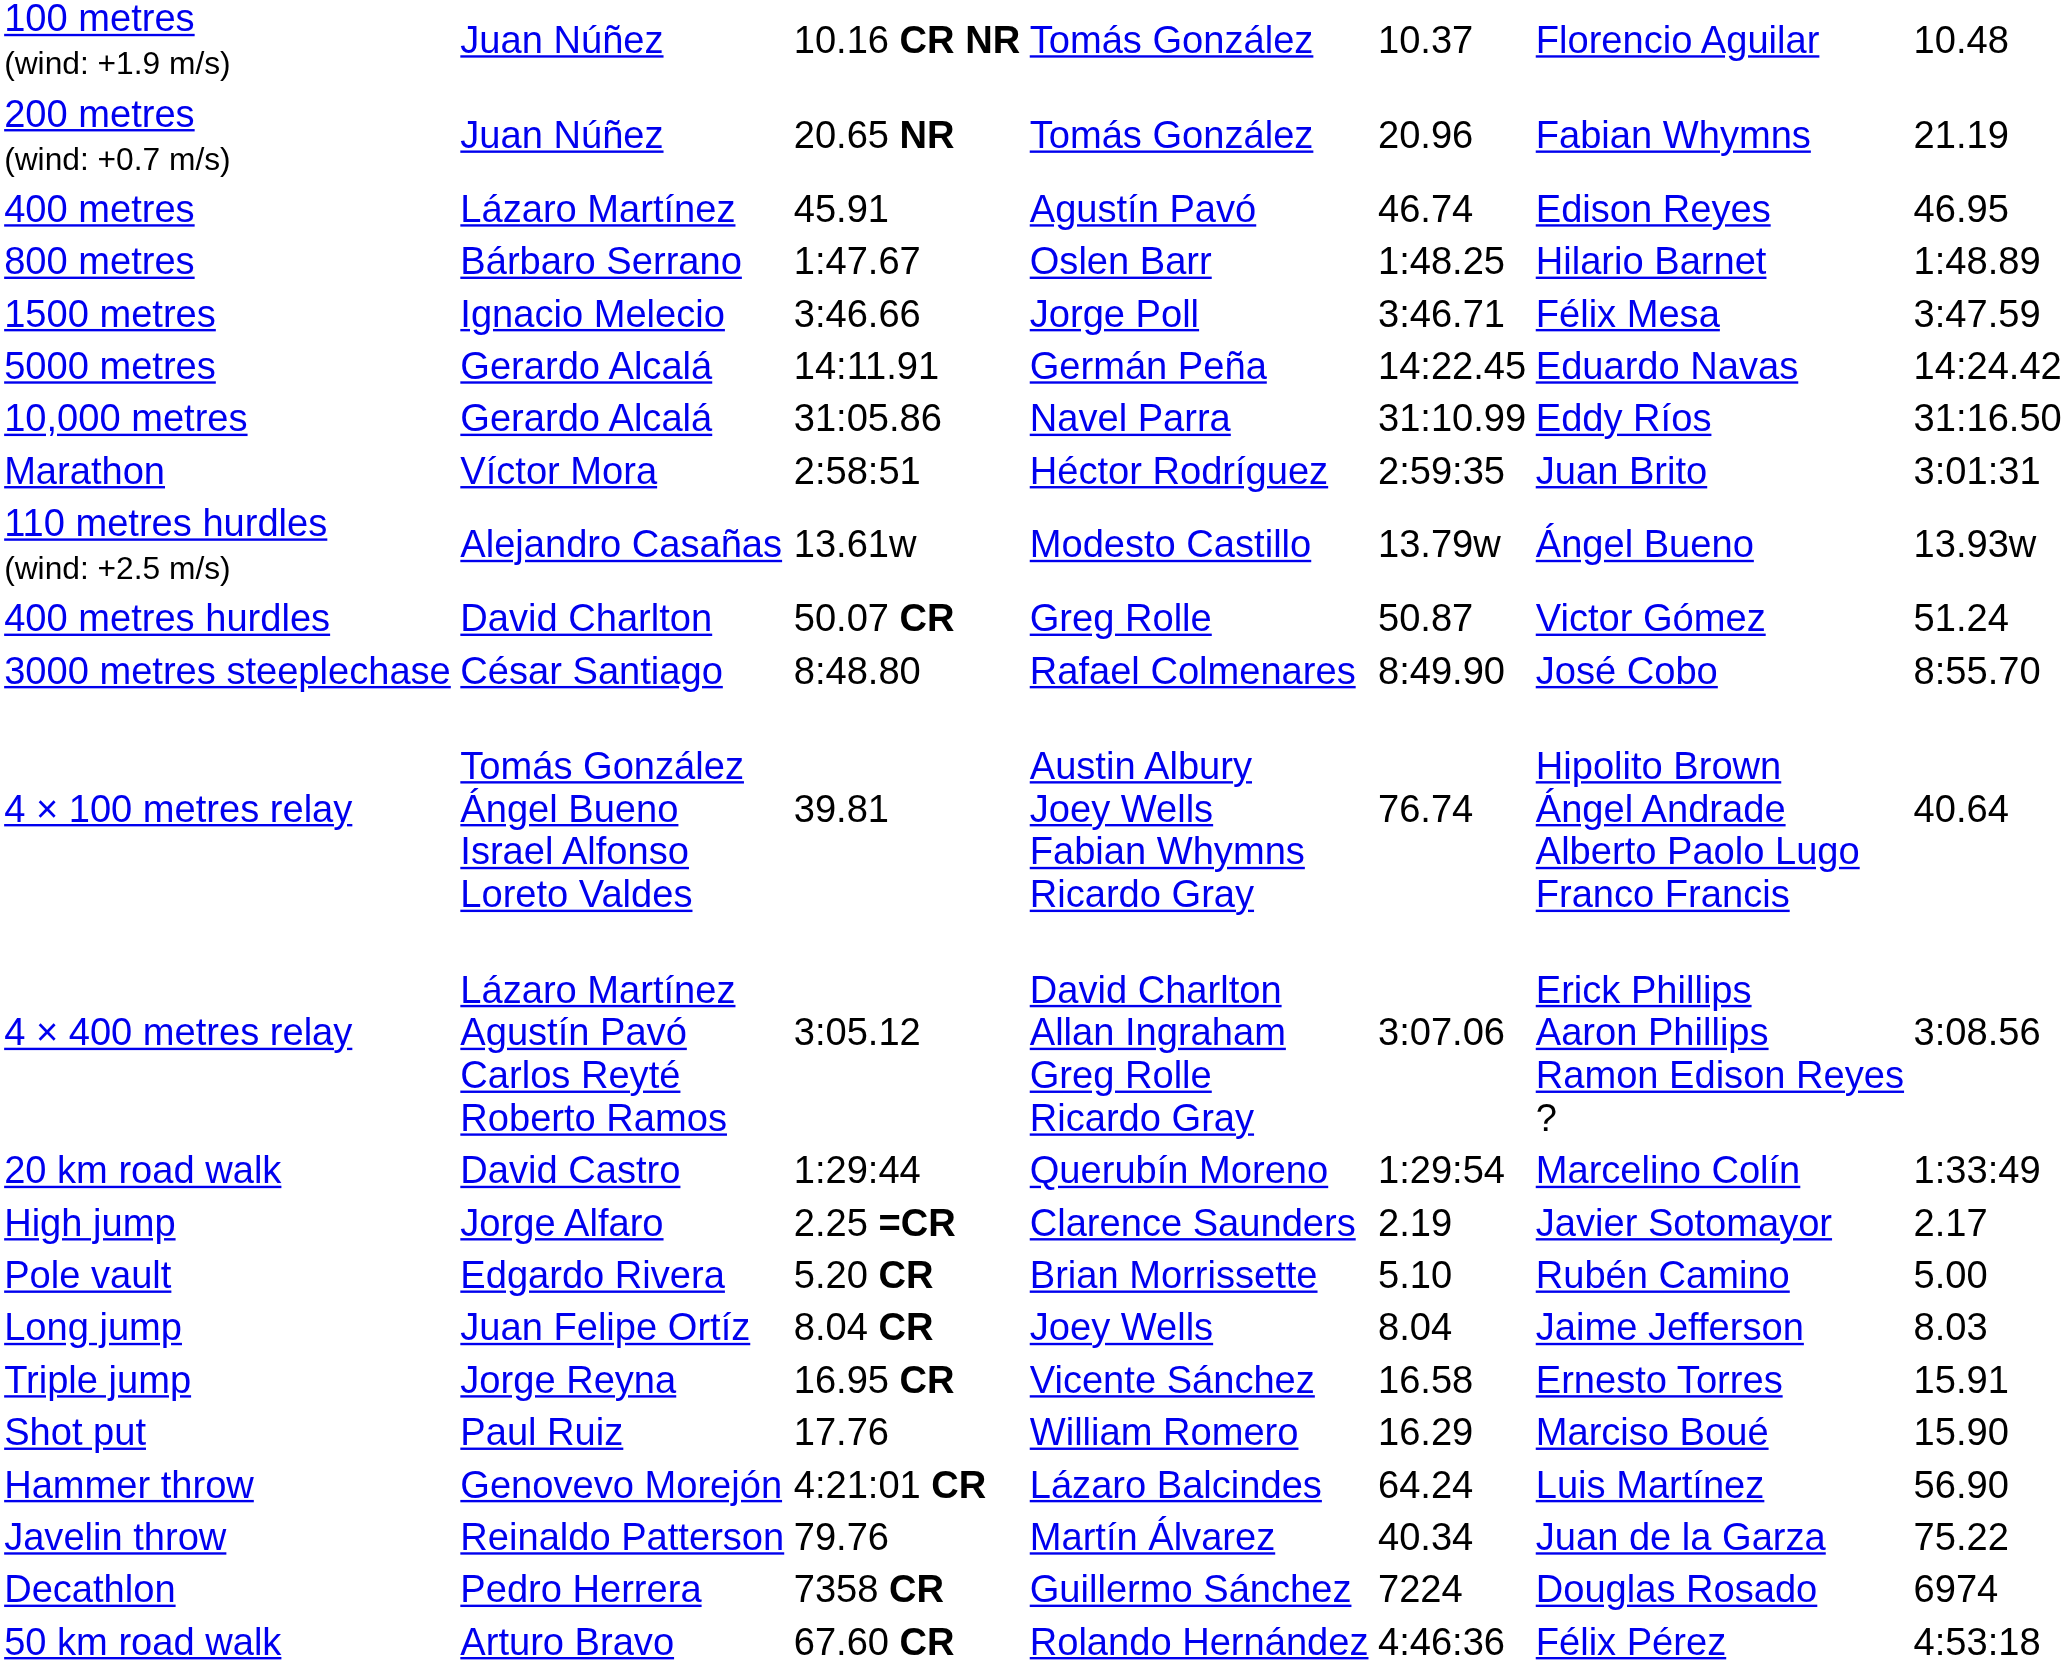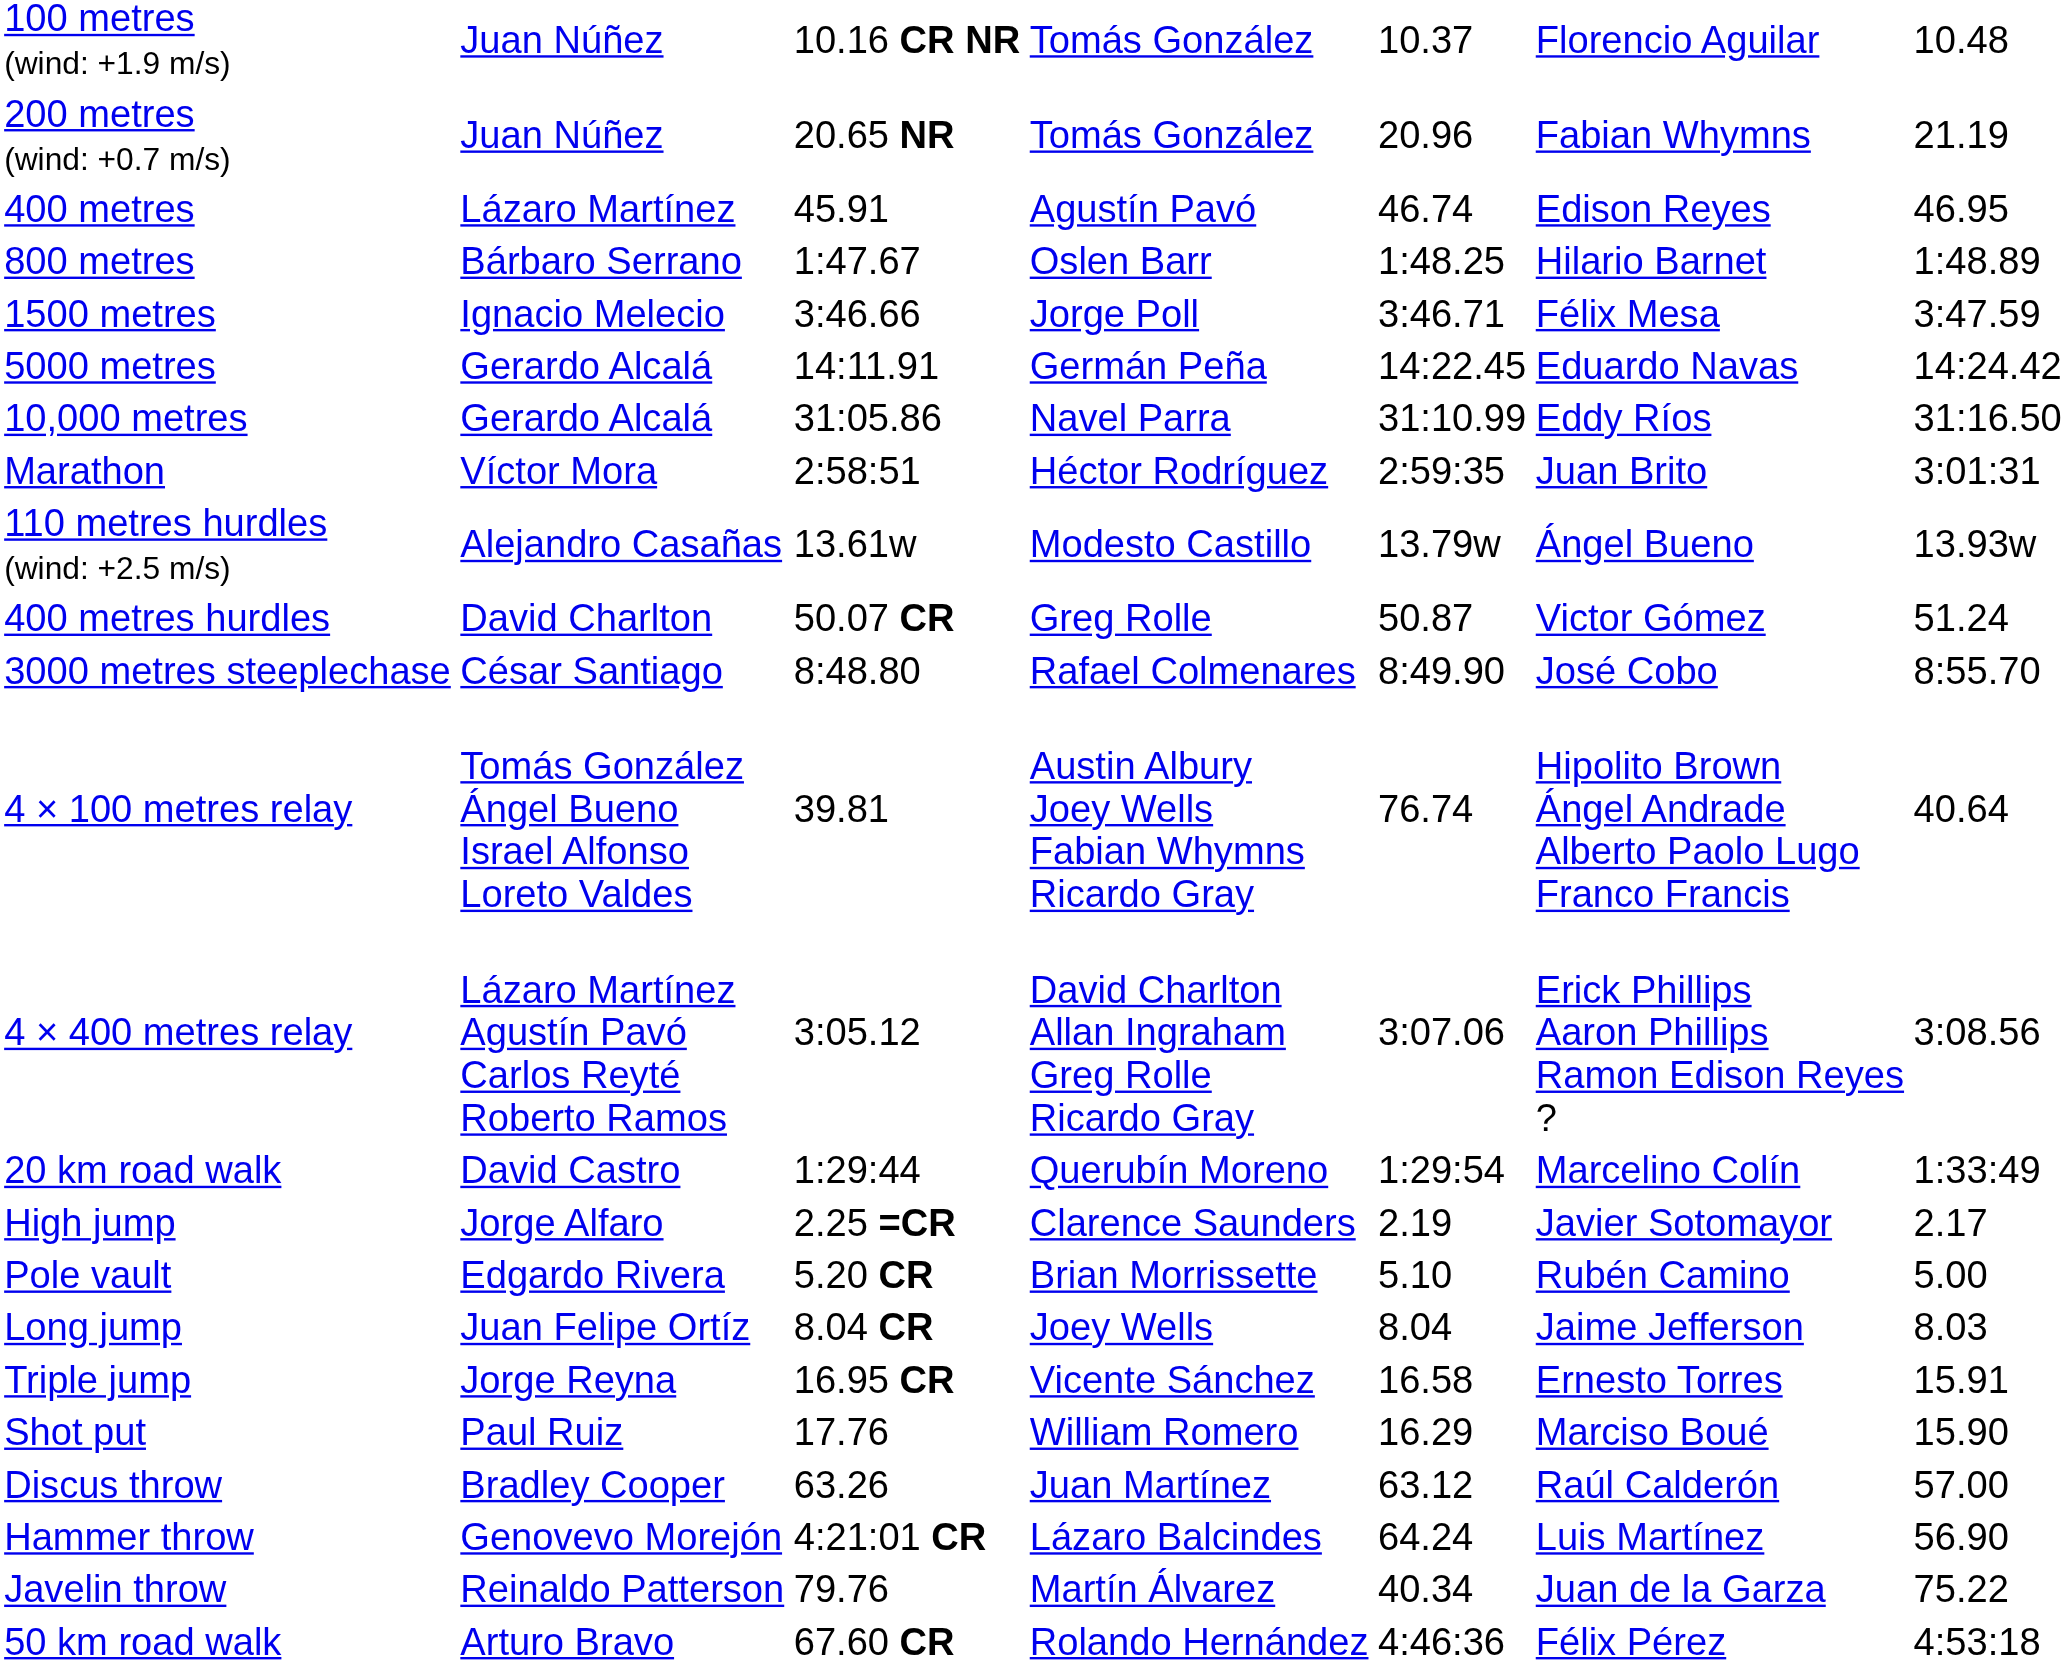+ row: (113, 1484)
- row: (90, 1589)
